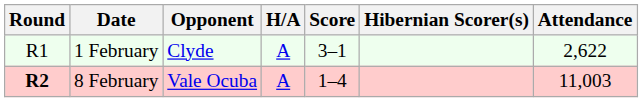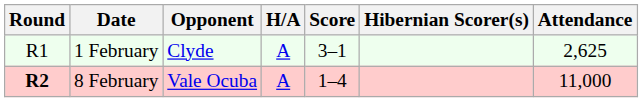(585, 50) 2,622 -> (585, 50) 2,625
(585, 81) 11,003 -> (585, 81) 11,000
